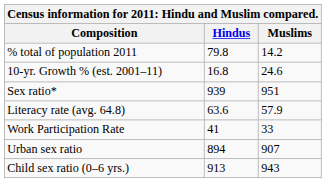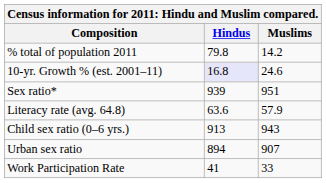(218, 71) no background -> (218, 71) lavender background
rows swapped: (66, 129) <-> (68, 168)
